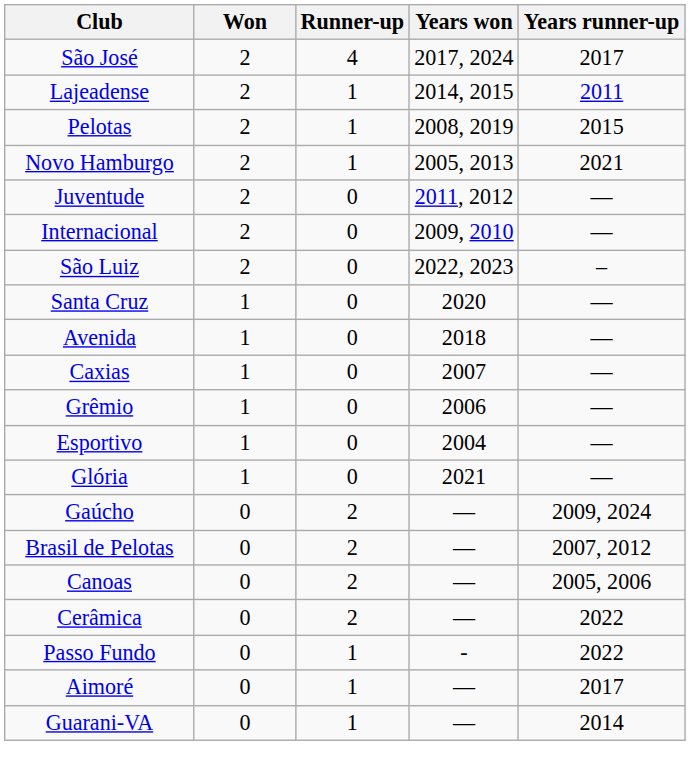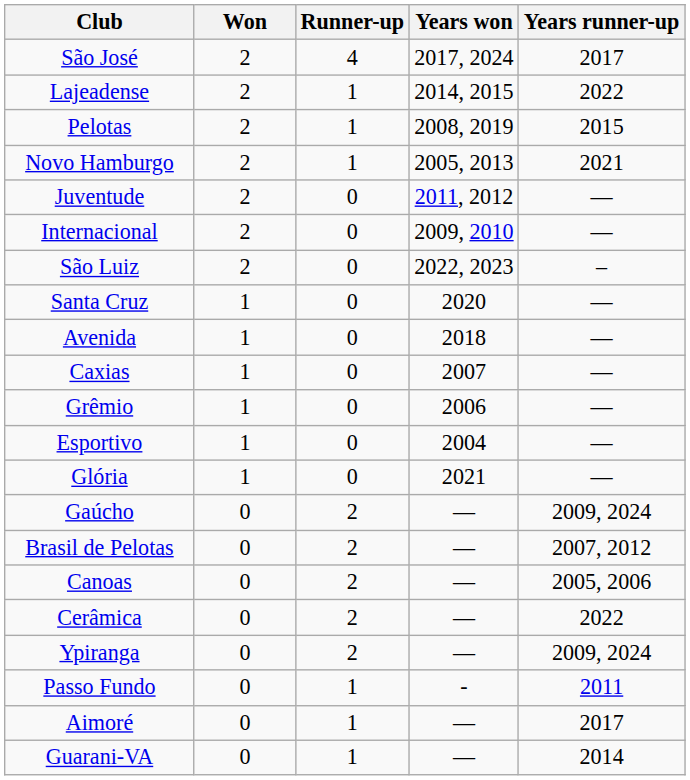(602, 92) 2011 -> (602, 92) 2022
+ row: (99, 652)
(602, 652) 2022 -> (602, 687) 2011
